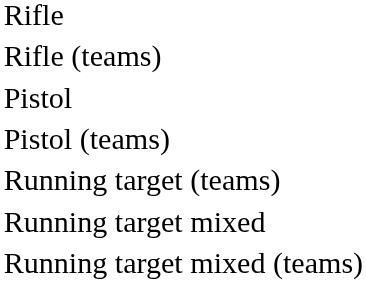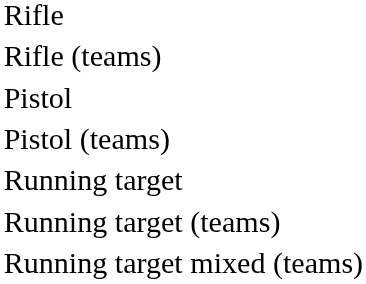+ row: (93, 180)
- row: (135, 221)
